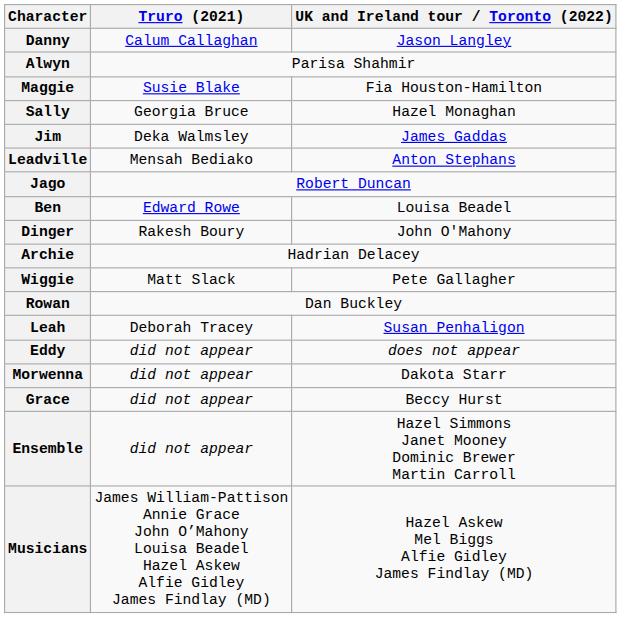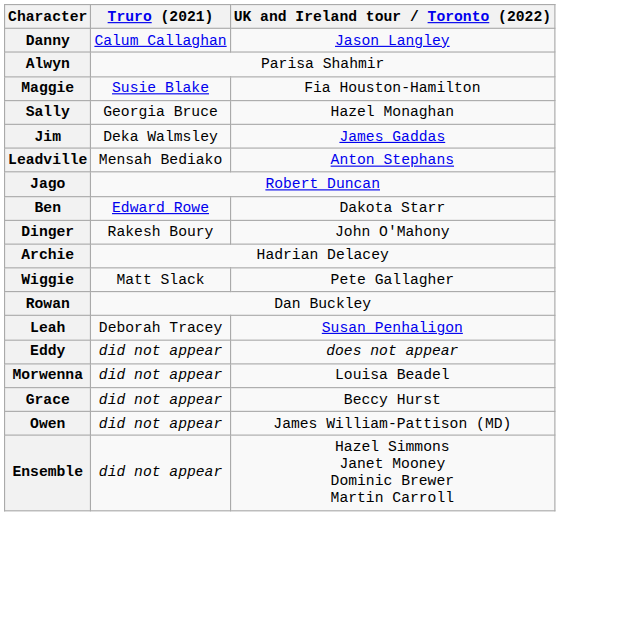(454, 208) Louisa Beadel -> (392, 208) Dakota Starr
(454, 376) Dakota Starr -> (392, 376) Louisa Beadel
+ row: (48, 424)
- row: (48, 549)
